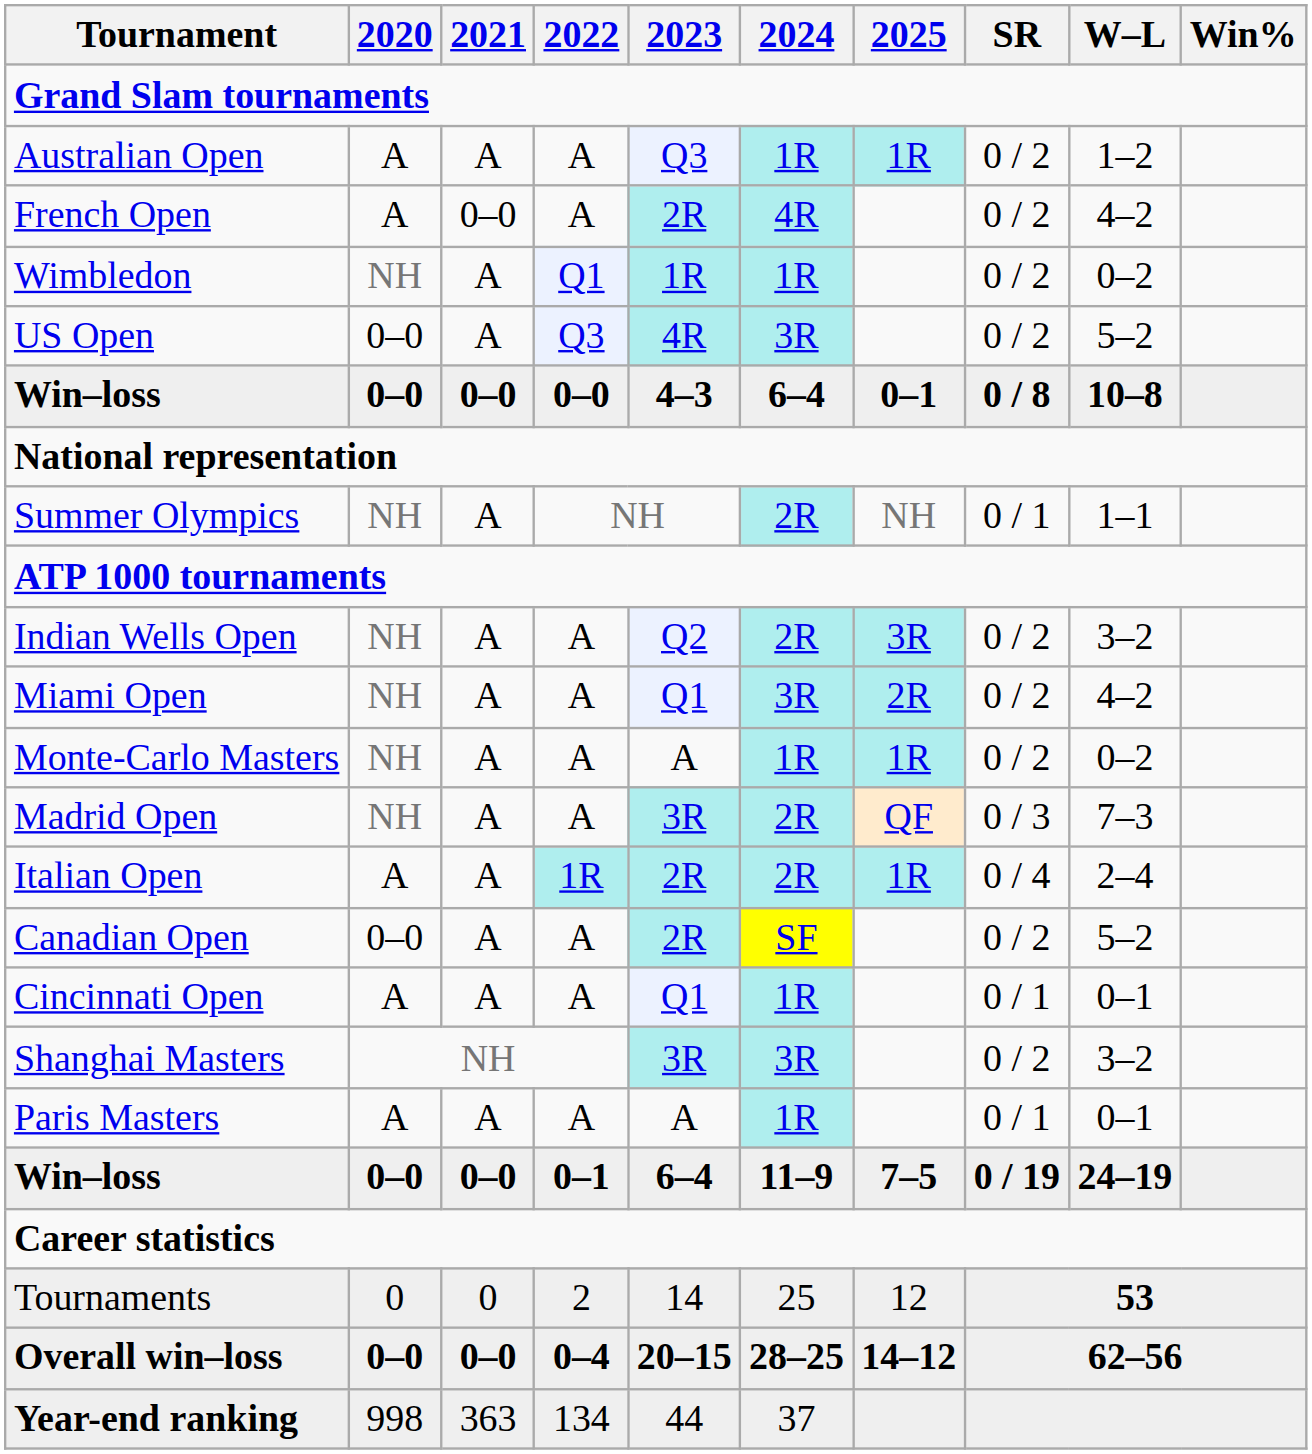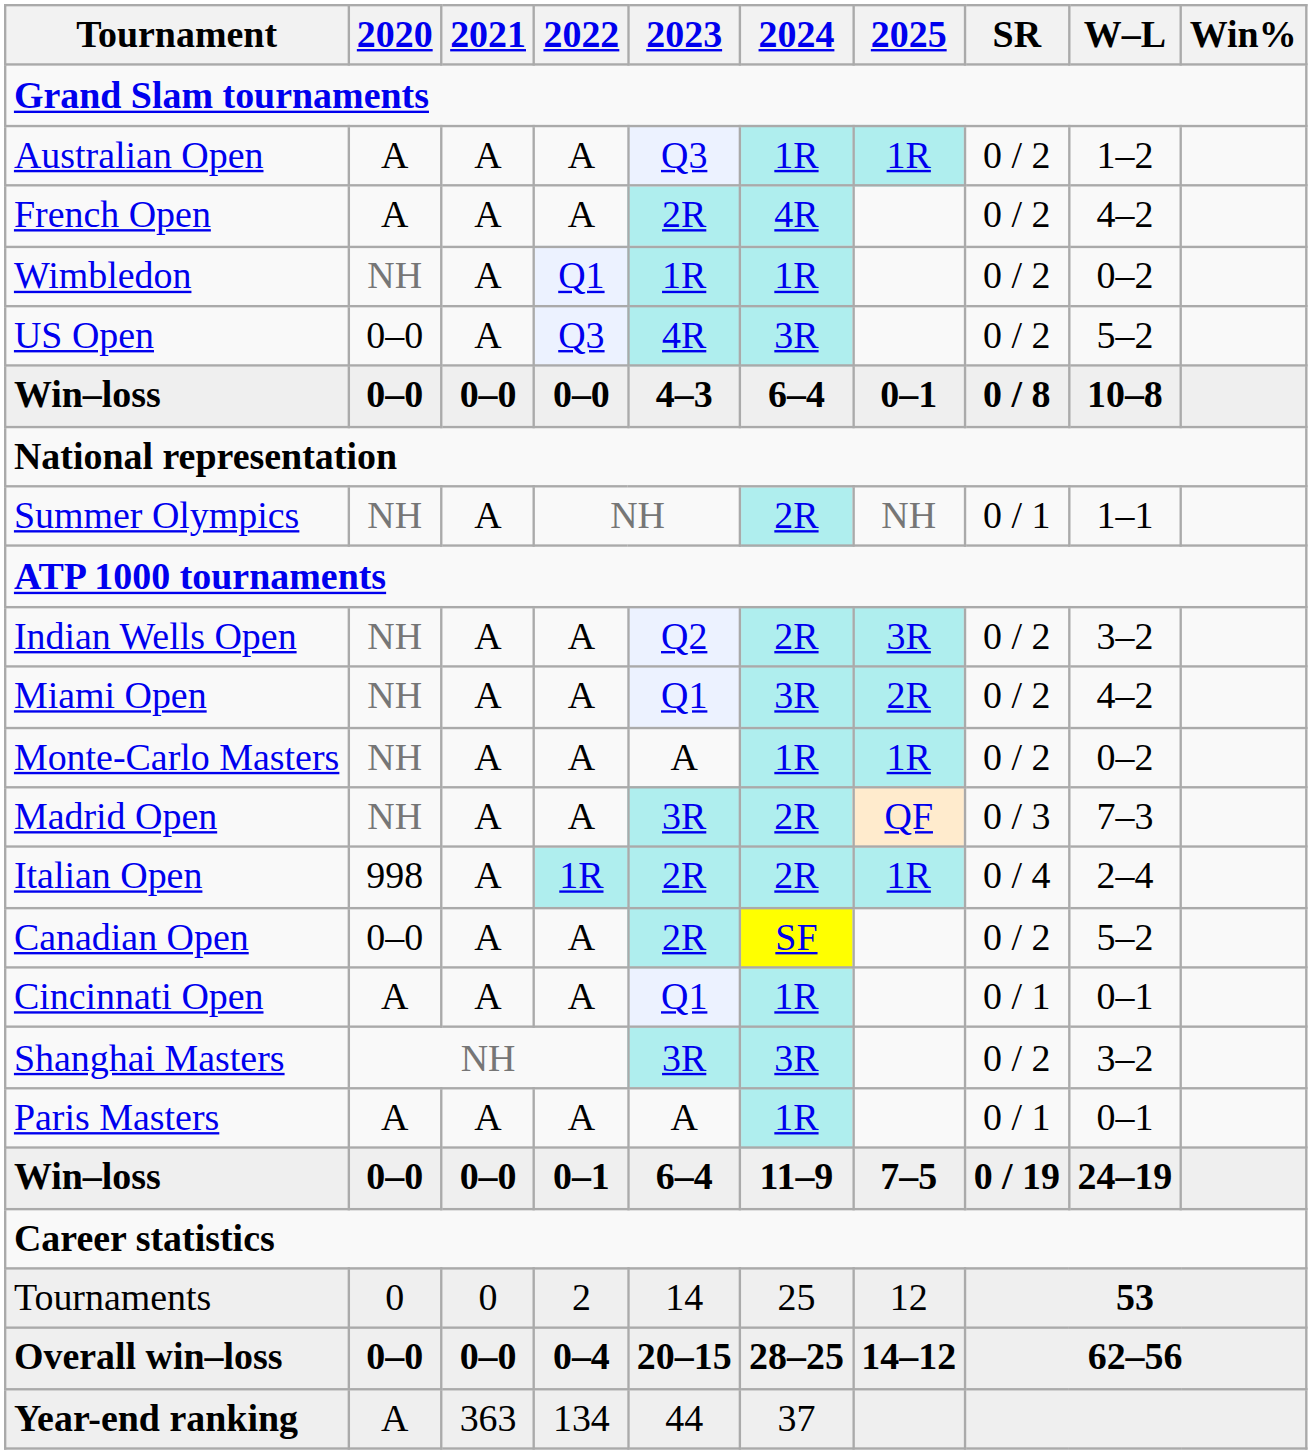(488, 214) 0–0 -> (488, 214) A
(395, 876) A -> (395, 876) 998
(395, 1417) 998 -> (395, 1417) A
